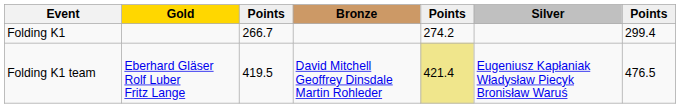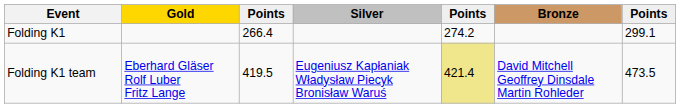columns swapped: (548, 14) <-> (357, 14)
(258, 33) 266.7 -> (258, 33) 266.4
(640, 33) 299.4 -> (640, 33) 299.1
(640, 73) 476.5 -> (640, 73) 473.5
